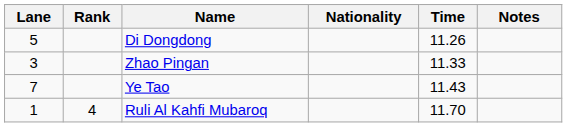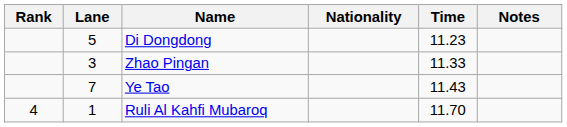columns swapped: (92, 17) <-> (34, 17)
(448, 40) 11.26 -> (448, 40) 11.23
